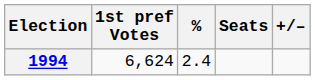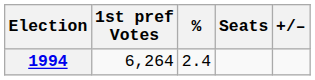(149, 62) 6,624 -> (149, 62) 6,264
